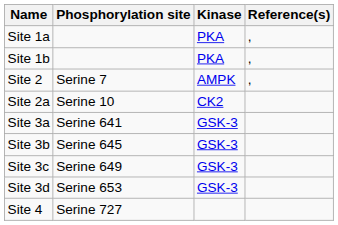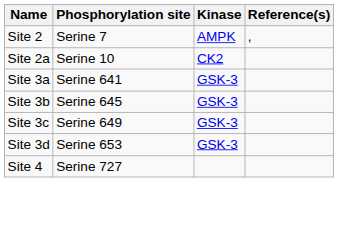- row: (29, 36)
- row: (29, 58)
